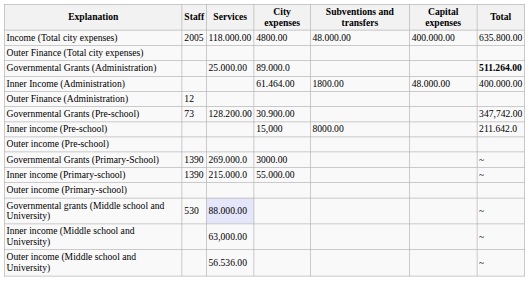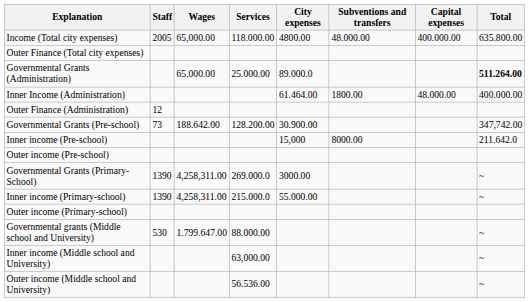+ column: (202, 17)
(228, 211) lavender background -> (251, 232) no background
